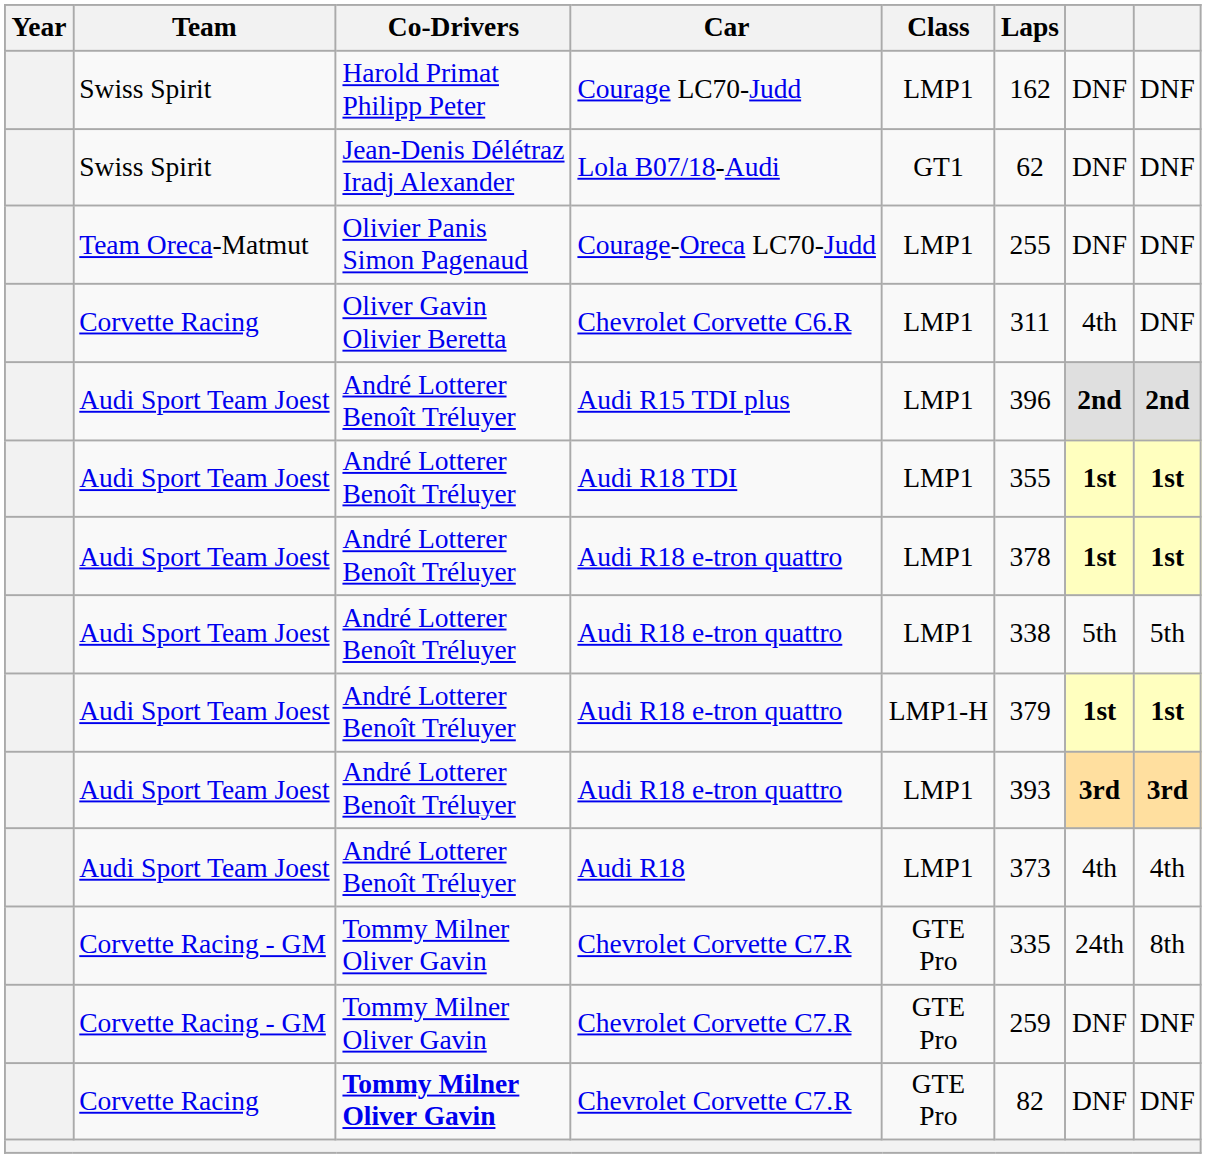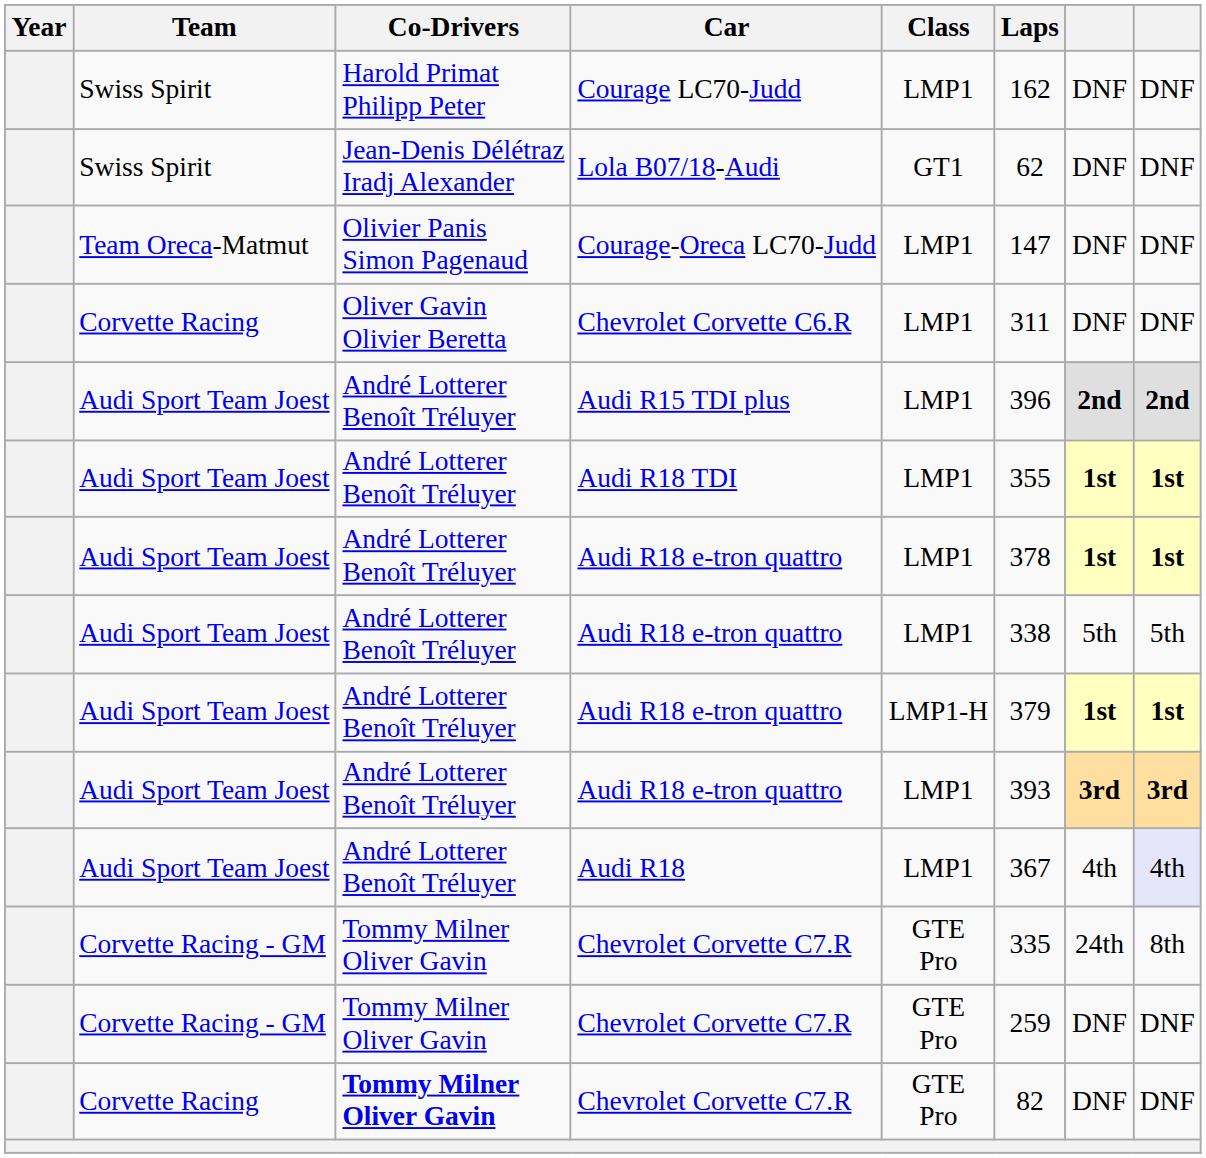(1030, 244) 255 -> (1030, 244) 147
(1099, 322) 4th -> (1099, 322) DNF
(1030, 867) 373 -> (1030, 867) 367
(1167, 867) no background -> (1167, 867) lavender background
